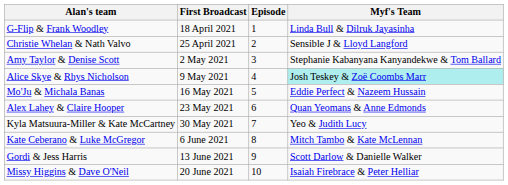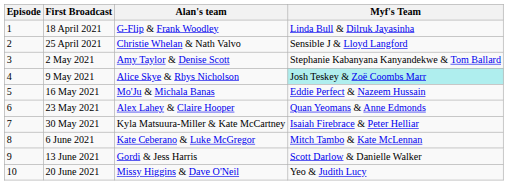columns swapped: (268, 12) <-> (91, 12)
(328, 124) Yeo & Judith Lucy -> (354, 124) Isaiah Firebrace & Peter Helliar
(354, 172) Isaiah Firebrace & Peter Helliar -> (328, 172) Yeo & Judith Lucy
